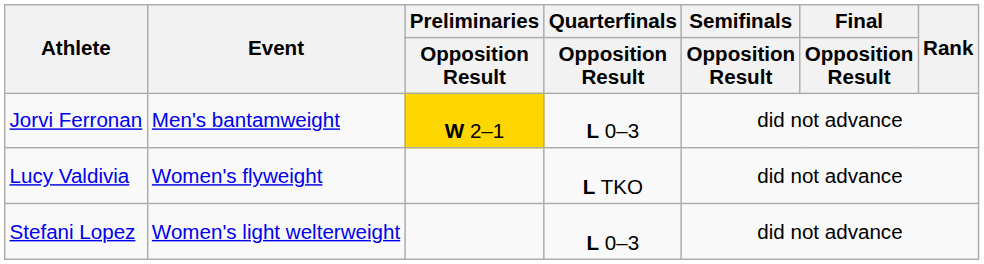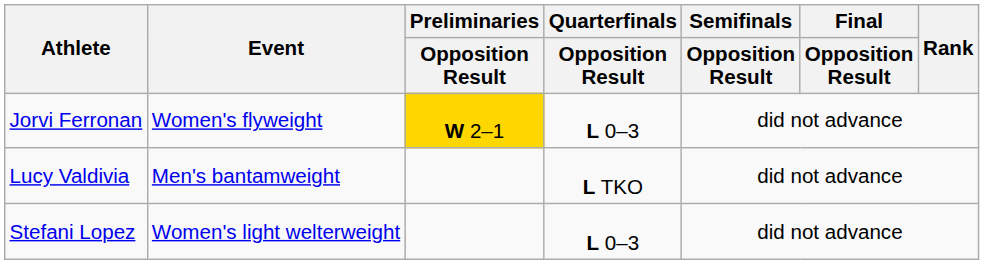(246, 121) Men's bantamweight -> (237, 121) Women's flyweight
(237, 176) Women's flyweight -> (246, 176) Men's bantamweight
